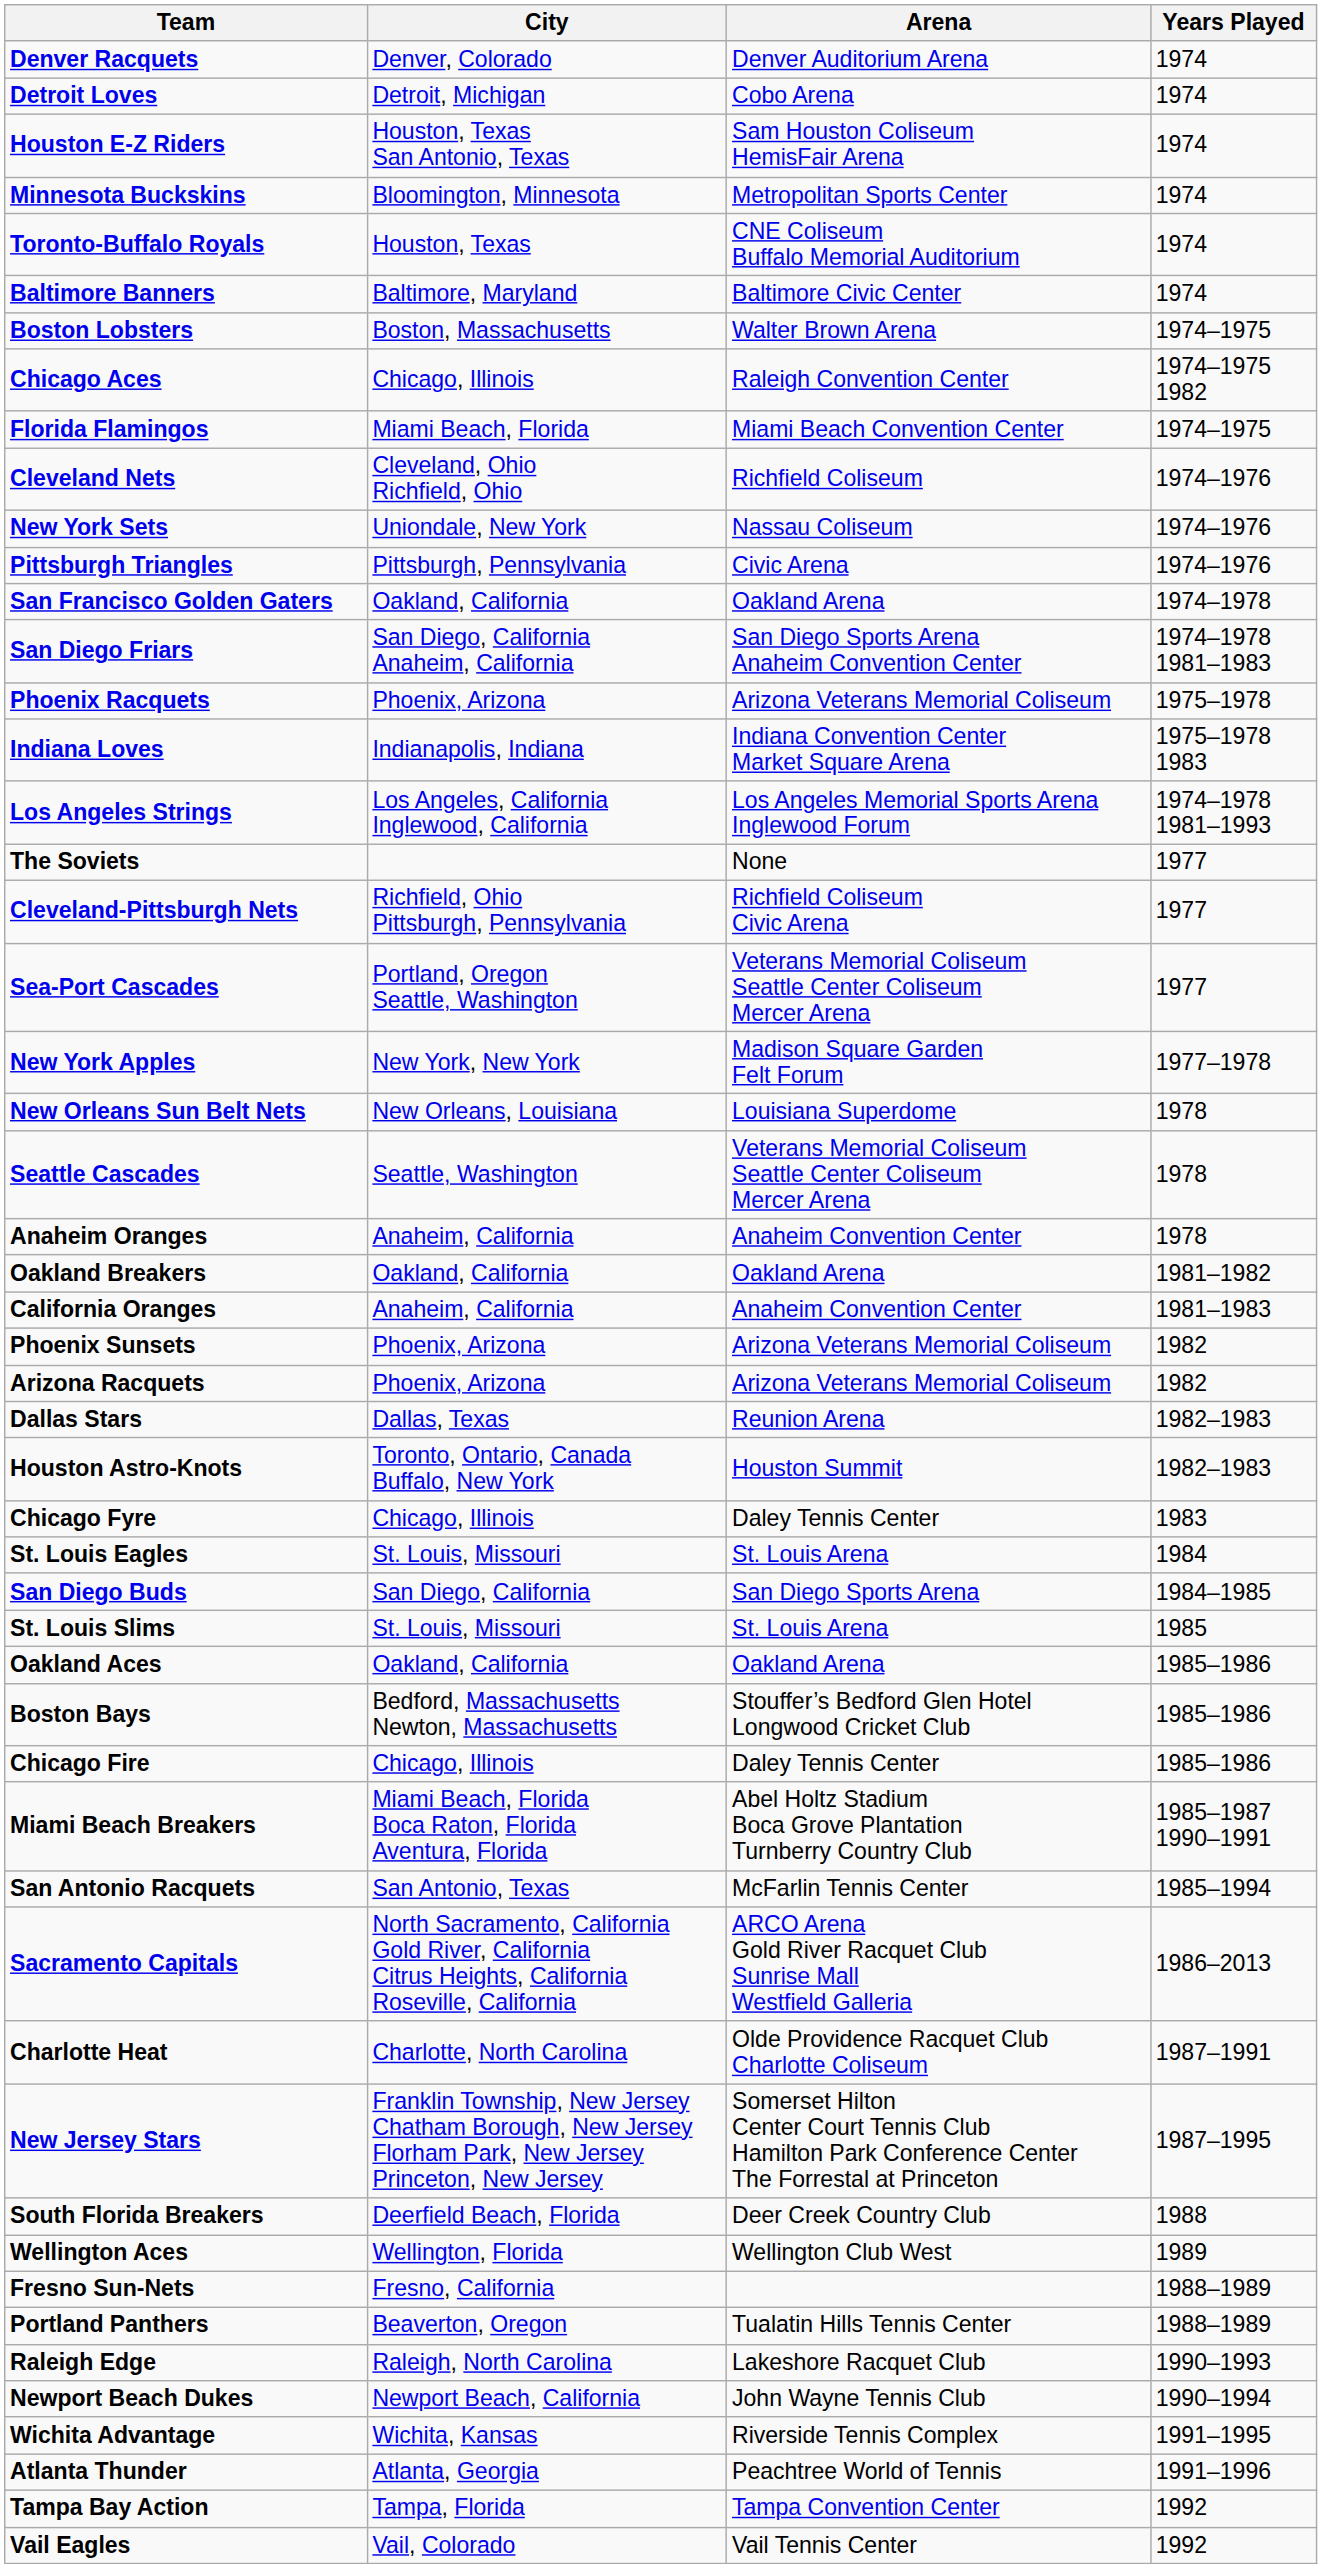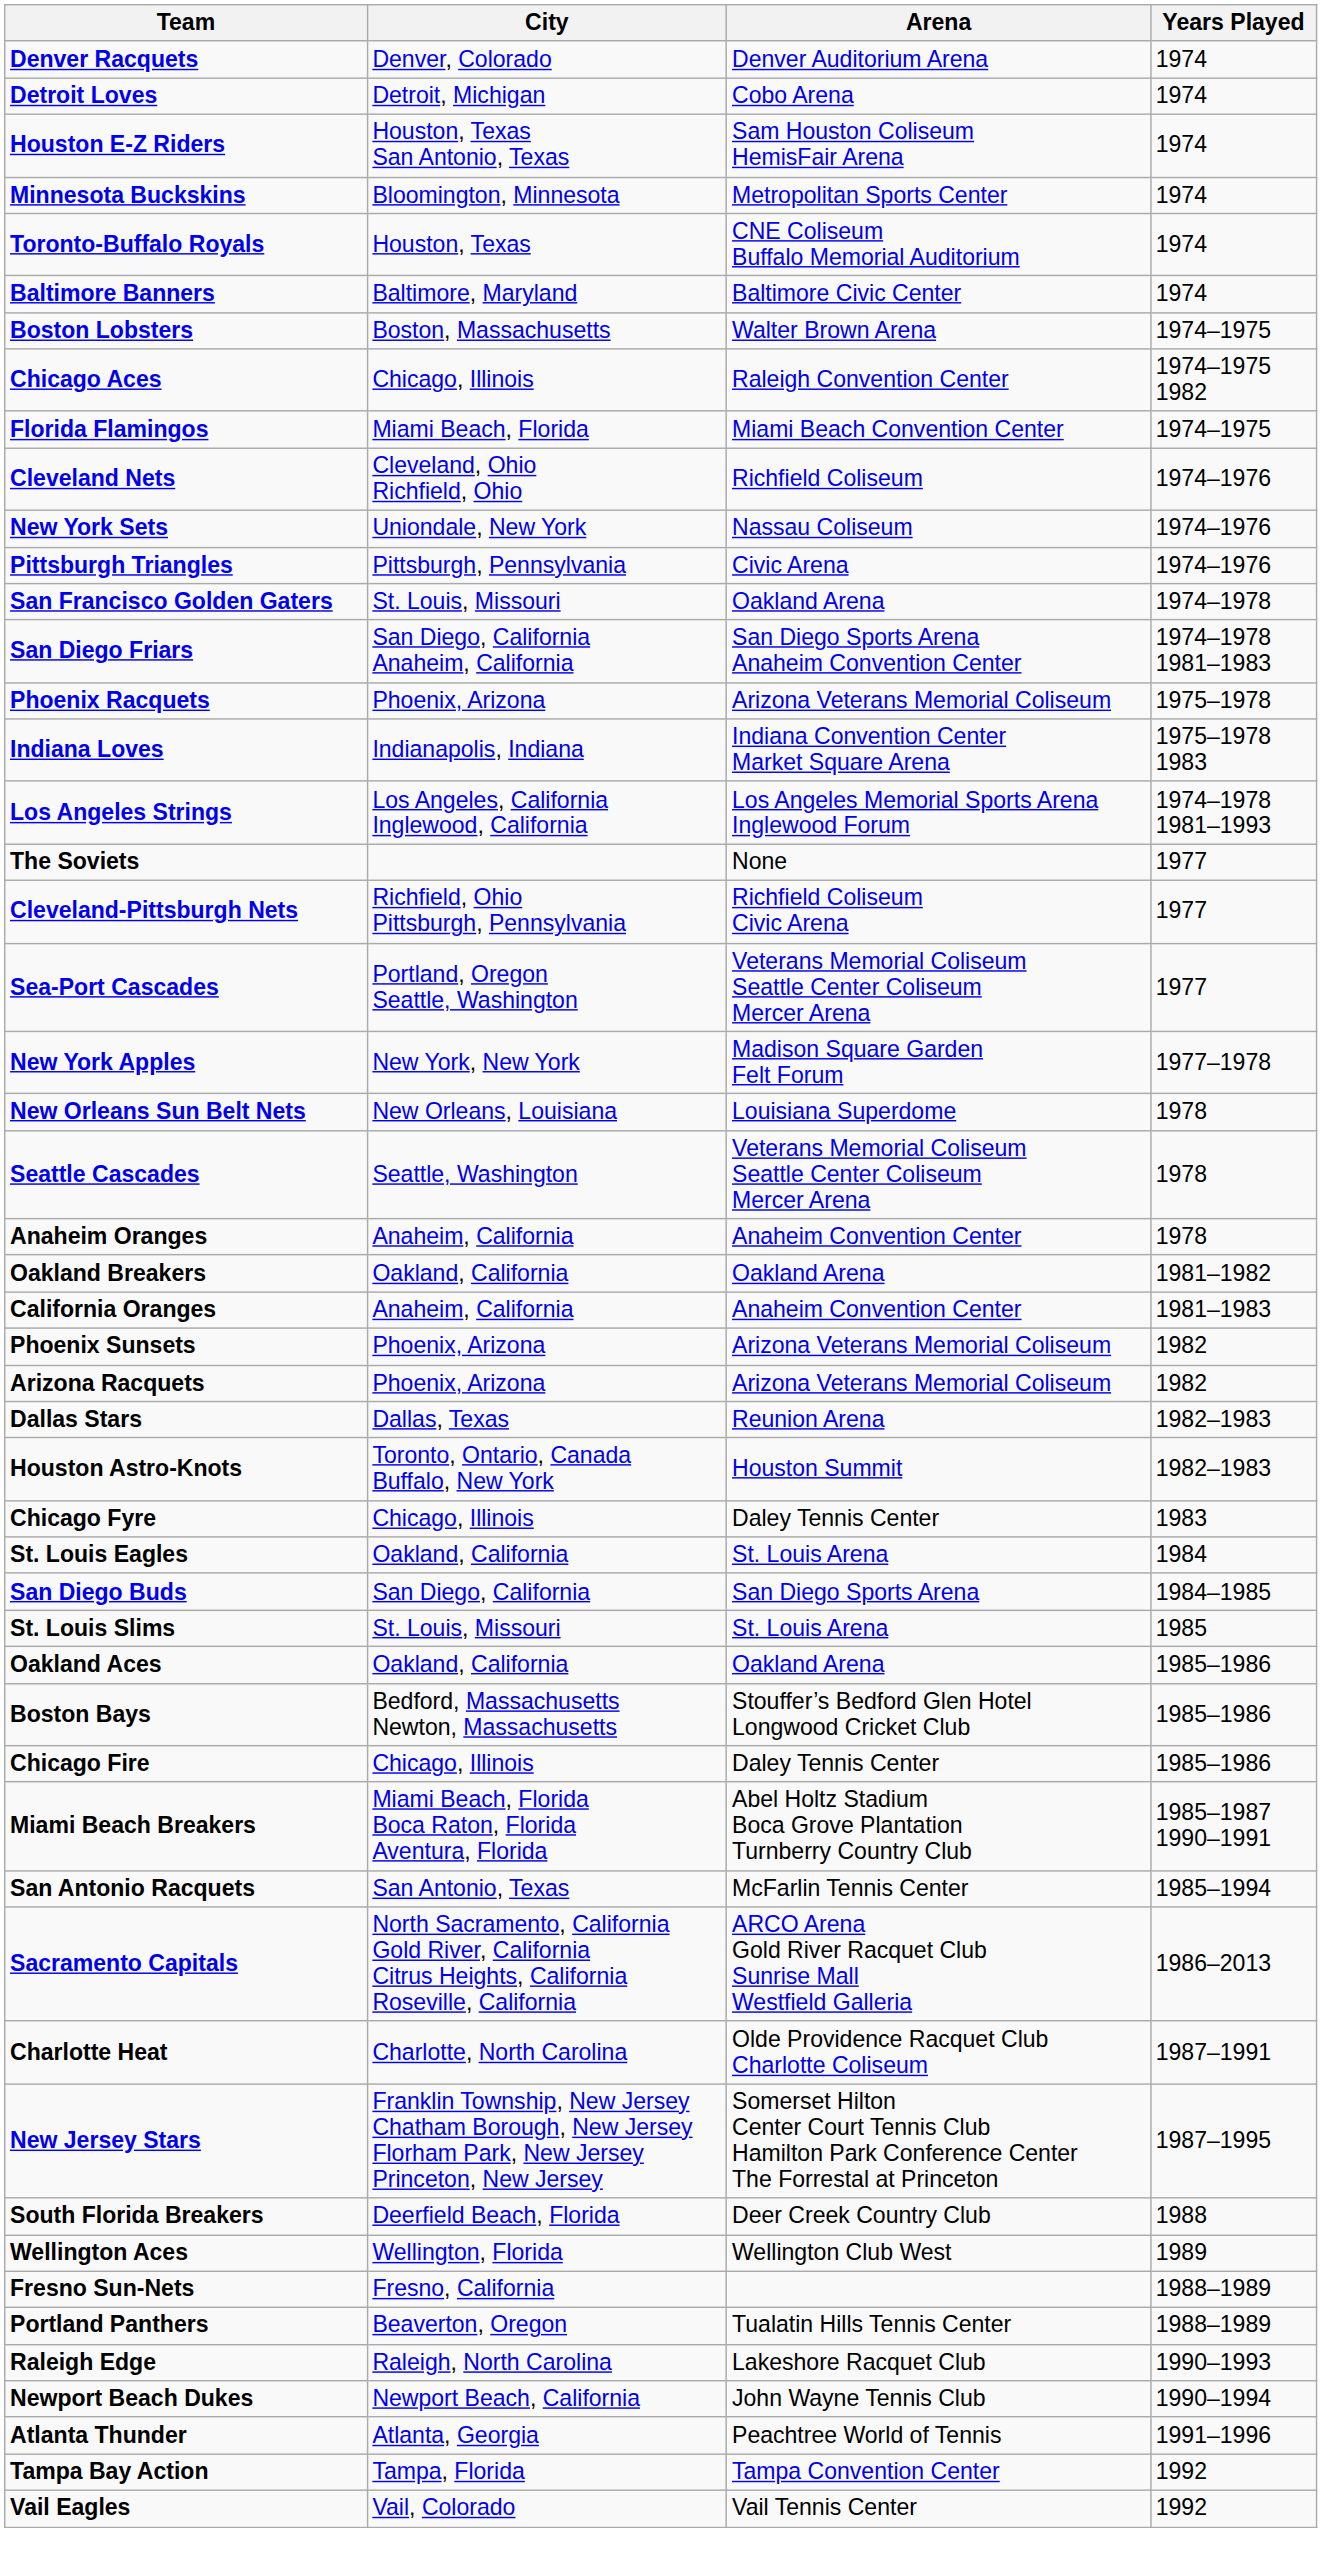(470, 601) Oakland, California -> (467, 601) St. Louis, Missouri
(467, 1554) St. Louis, Missouri -> (470, 1554) Oakland, California
- row: (113, 2435)
